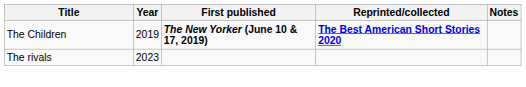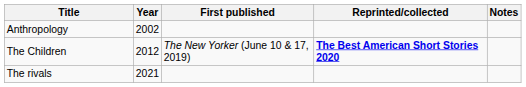+ row: (37, 29)
(147, 35) 2019 -> (147, 51) 2012
(231, 35) bold -> (236, 51) normal
(147, 57) 2023 -> (147, 73) 2021
